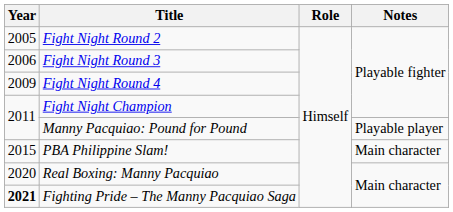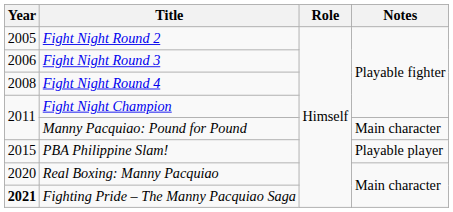(22, 83) 2009 -> (22, 83) 2008
(399, 128) Playable player -> (398, 128) Main character
(398, 151) Main character -> (399, 151) Playable player
